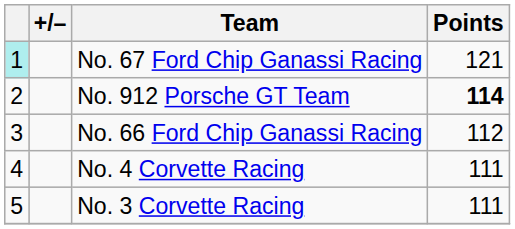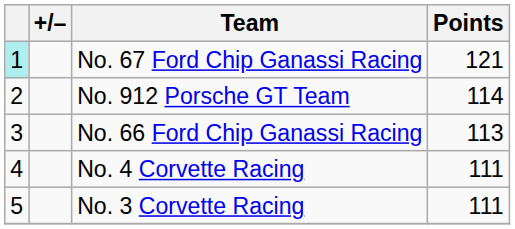(485, 96) bold -> (485, 96) normal
(485, 133) 112 -> (485, 133) 113
